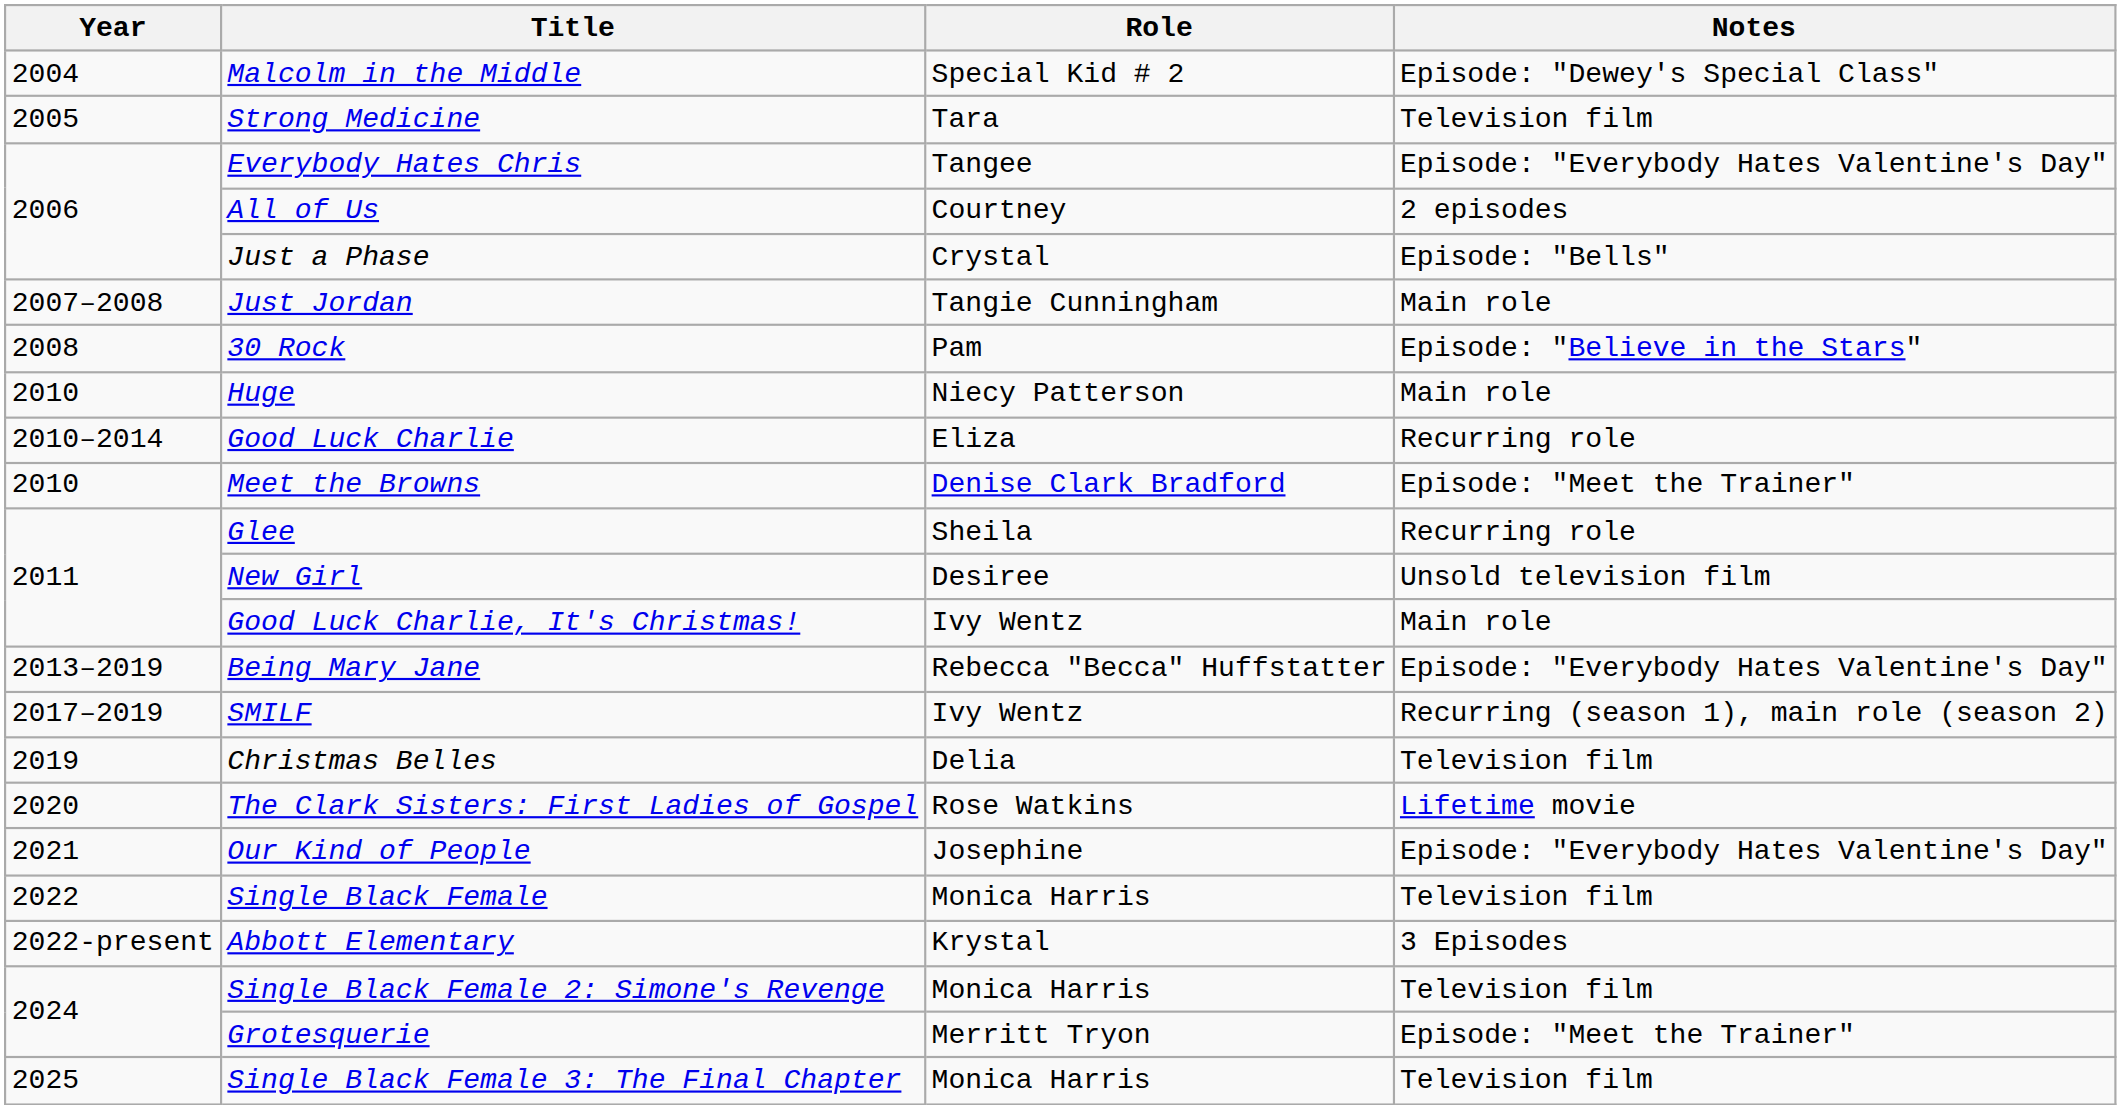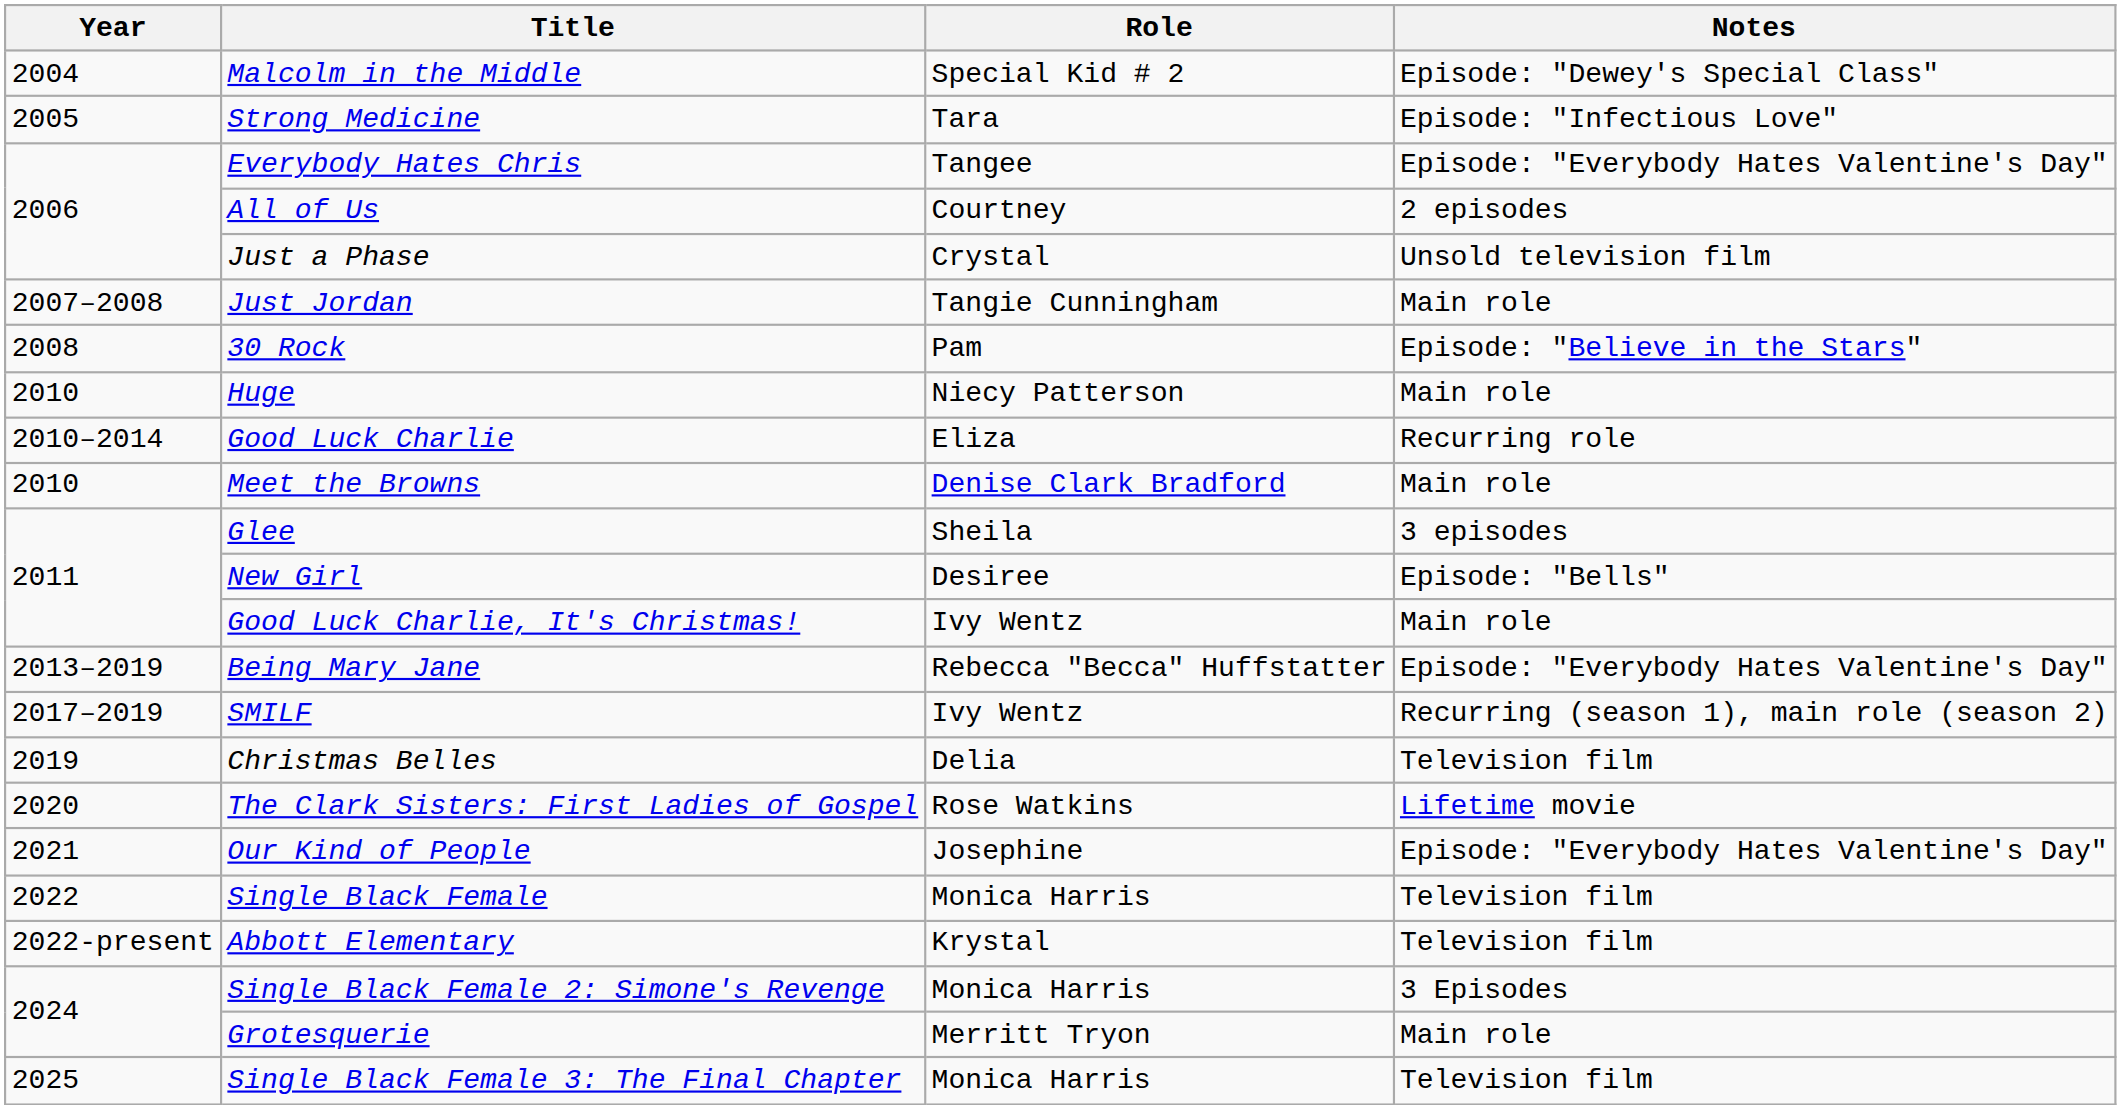(1526, 119) Television film -> (1619, 119) Episode: "Infectious Love"
(1535, 257) Episode: "Bells" -> (1585, 257) Unsold television film
(1627, 486) Episode: "Meet the Trainer" -> (1476, 486) Main role
(1518, 531) Recurring role -> (1484, 531) 3 episodes
(1585, 577) Unsold television film -> (1535, 577) Episode: "Bells"
(1484, 943) 3 Episodes -> (1526, 943) Television film
(1526, 989) Television film -> (1484, 989) 3 Episodes
(1627, 1035) Episode: "Meet the Trainer" -> (1476, 1035) Main role
